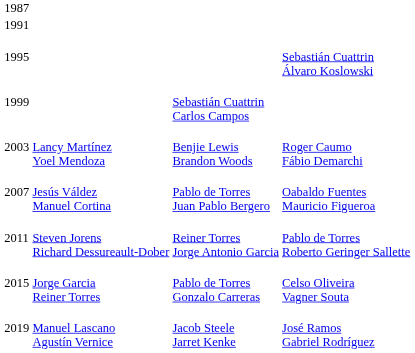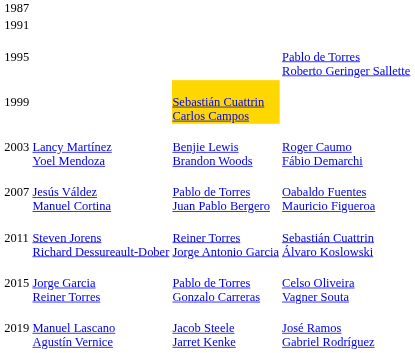(328, 63) Sebastián Cuattrin Álvaro Koslowski -> (346, 63) Pablo de Torres Roberto Geringer Sallette
(218, 109) no background -> (218, 109) gold background
(346, 244) Pablo de Torres Roberto Geringer Sallette -> (328, 244) Sebastián Cuattrin Álvaro Koslowski
